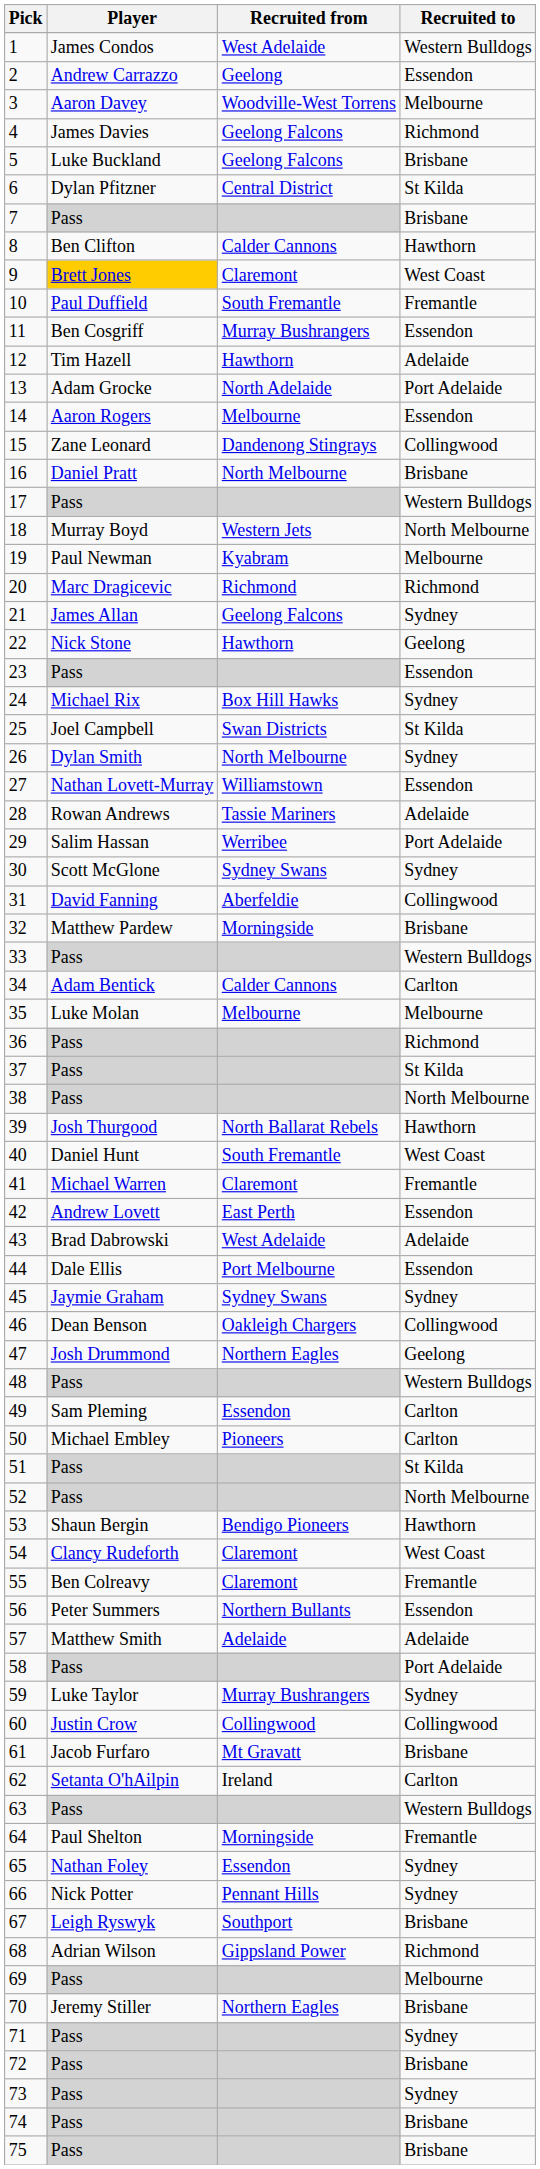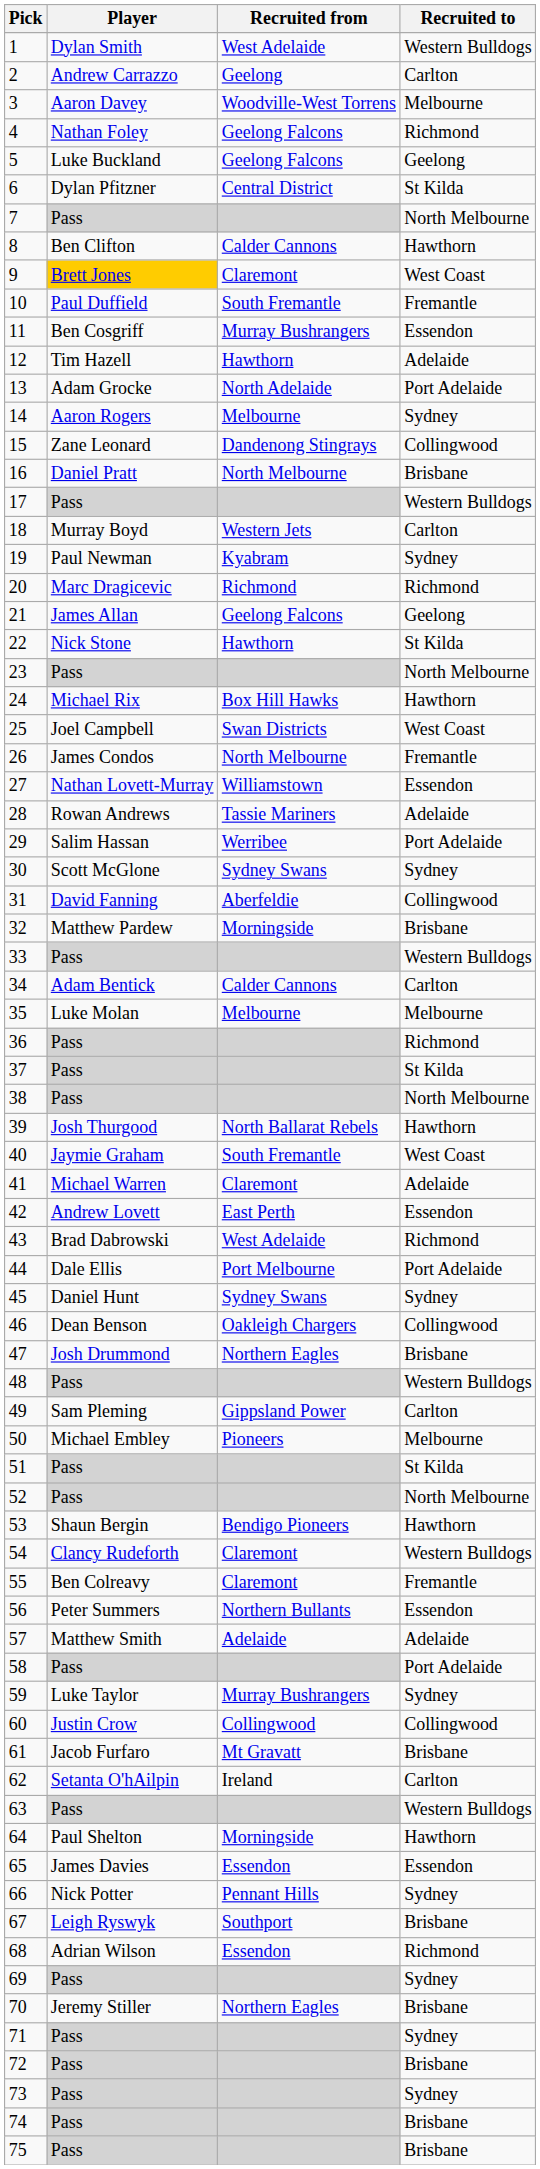(102, 47) James Condos -> (96, 47) Dylan Smith
(439, 75) Essendon -> (431, 75) Carlton
(100, 132) James Davies -> (99, 132) Nathan Foley
(436, 160) Brisbane -> (435, 160) Geelong
(436, 217) Brisbane -> (467, 217) North Melbourne
(439, 416) Essendon -> (431, 416) Sydney
(467, 530) North Melbourne -> (431, 530) Carlton
(444, 558) Melbourne -> (431, 558) Sydney
(431, 615) Sydney -> (435, 615) Geelong
(435, 643) Geelong -> (434, 643) St Kilda
(439, 672) Essendon -> (467, 672) North Melbourne
(431, 700) Sydney -> (440, 700) Hawthorn
(434, 729) St Kilda -> (445, 729) West Coast
(96, 757) Dylan Smith -> (102, 757) James Condos
(431, 757) Sydney -> (441, 757) Fremantle
(95, 1155) Daniel Hunt -> (107, 1155) Jaymie Graham
(441, 1183) Fremantle -> (437, 1183) Adelaide
(437, 1240) Adelaide -> (442, 1240) Richmond
(439, 1269) Essendon -> (453, 1269) Port Adelaide
(107, 1297) Jaymie Graham -> (95, 1297) Daniel Hunt
(435, 1354) Geelong -> (436, 1354) Brisbane
(256, 1411) Essendon -> (284, 1411) Gippsland Power
(431, 1439) Carlton -> (444, 1439) Melbourne
(445, 1553) West Coast -> (468, 1553) Western Bulldogs
(441, 1837) Fremantle -> (440, 1837) Hawthorn
(99, 1866) Nathan Foley -> (100, 1866) James Davies
(431, 1866) Sydney -> (439, 1866) Essendon
(284, 1951) Gippsland Power -> (256, 1951) Essendon
(444, 1979) Melbourne -> (431, 1979) Sydney
